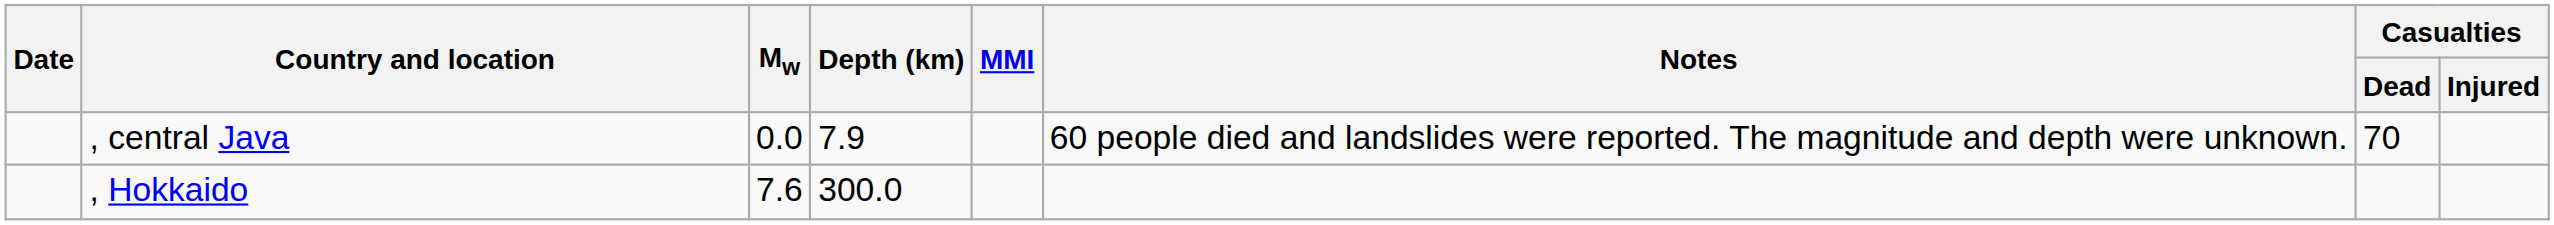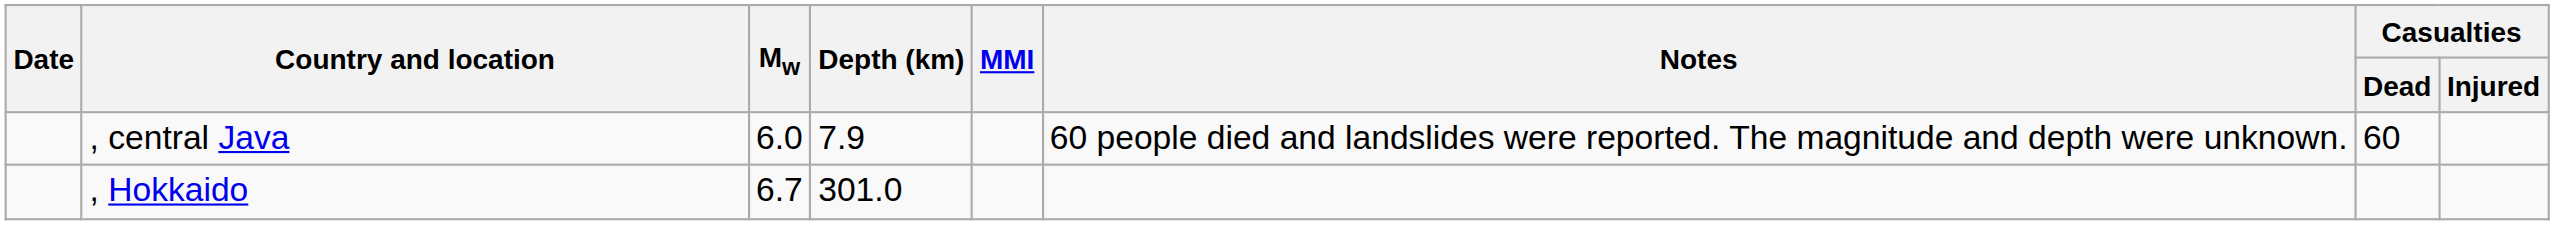(779, 137) 0.0 -> (779, 137) 6.0
(2382, 137) 70 -> (2382, 137) 60
(779, 191) 7.6 -> (779, 191) 6.7
(860, 191) 300.0 -> (860, 191) 301.0
